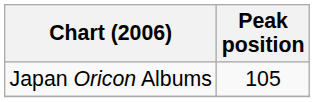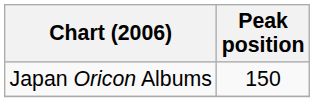(263, 79) 105 -> (263, 79) 150
